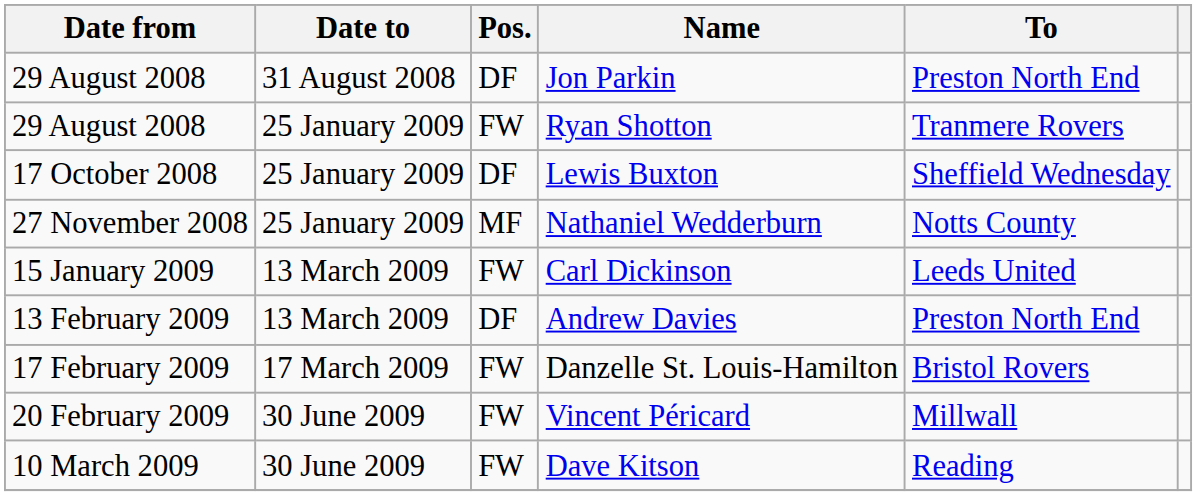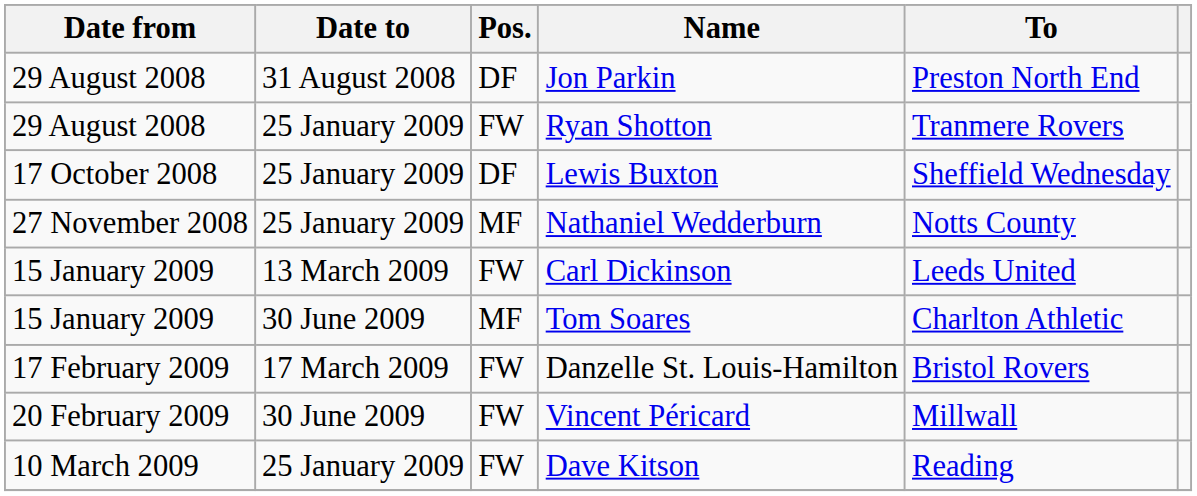+ row: (618, 319)
- row: (641, 319)
(344, 464) 30 June 2009 -> (363, 464) 25 January 2009
